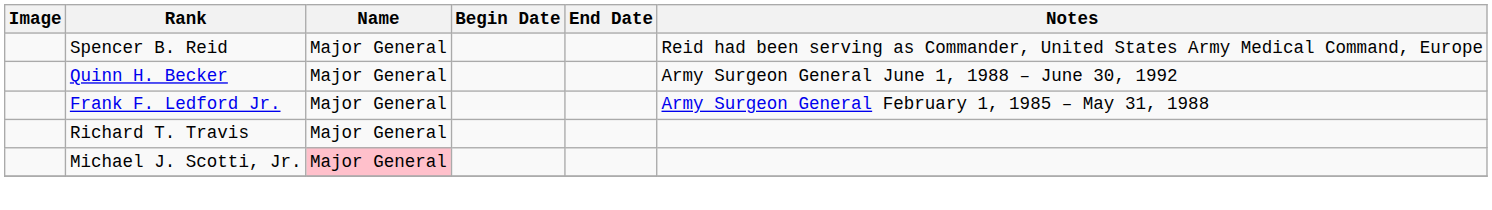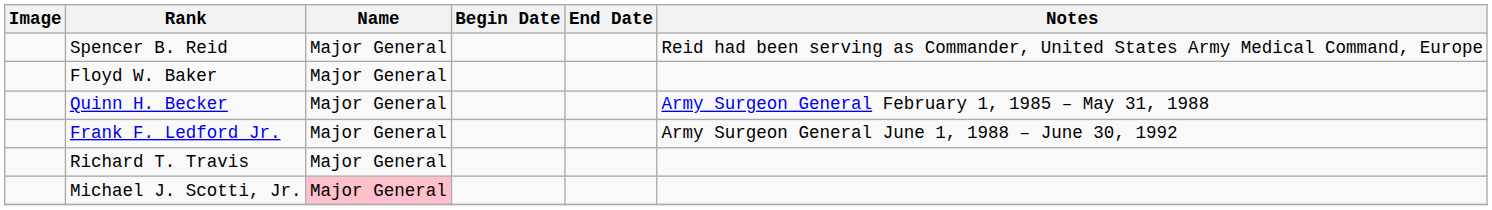+ row: (144, 76)
(920, 76) Army Surgeon General June 1, 1988 – June 30, 1992 -> (935, 105) Army Surgeon General February 1, 1985 – May 31, 1988
(935, 105) Army Surgeon General February 1, 1985 – May 31, 1988 -> (920, 133) Army Surgeon General June 1, 1988 – June 30, 1992
